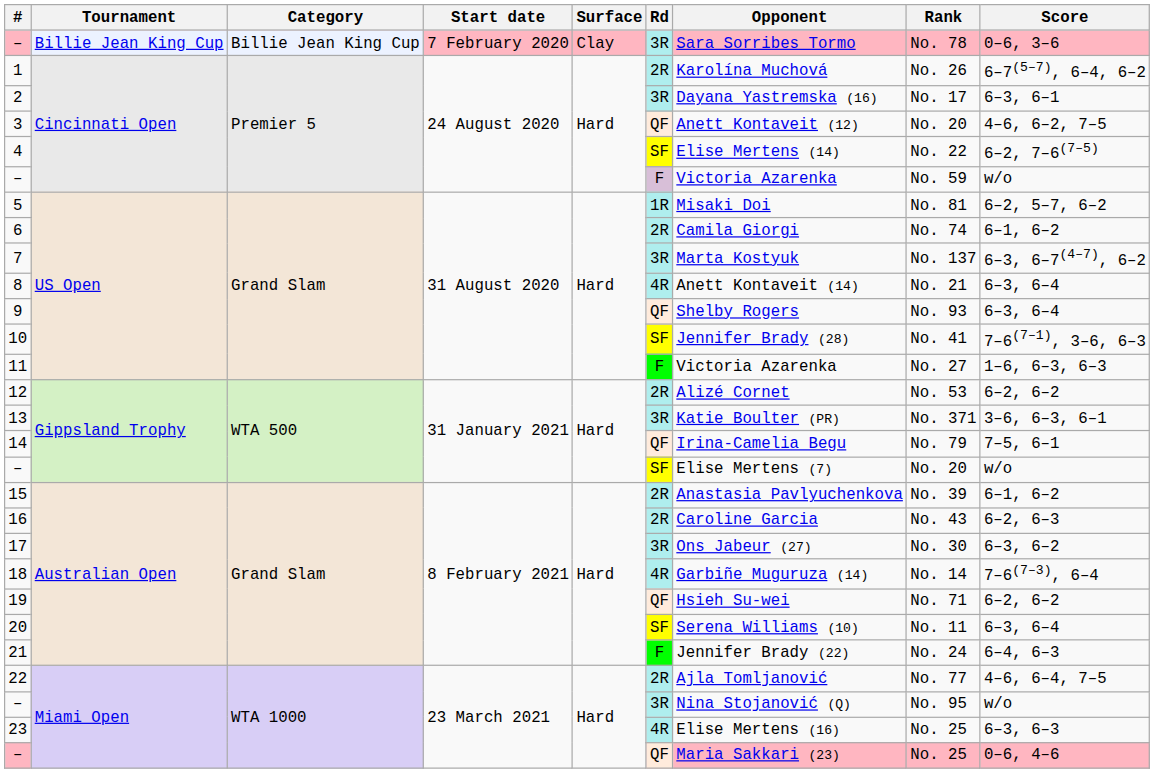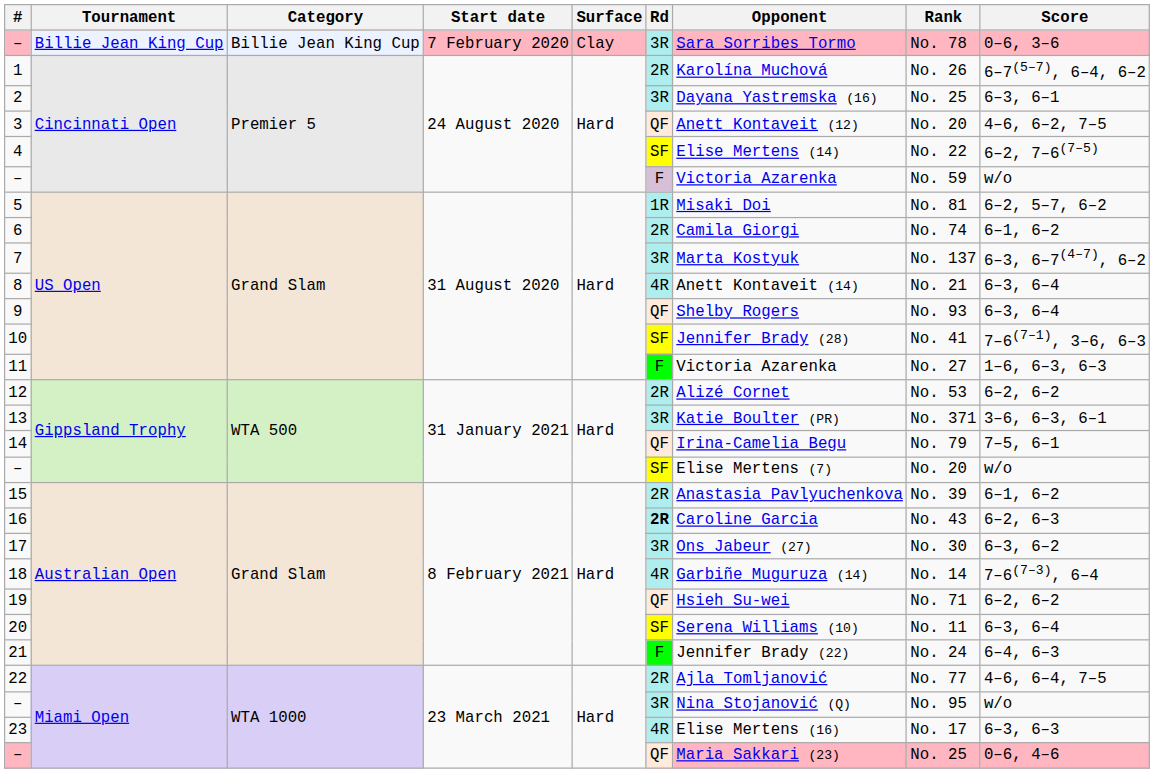(939, 98) No. 17 -> (939, 98) No. 25
(659, 521) normal -> (659, 521) bold
(939, 730) No. 25 -> (939, 730) No. 17
